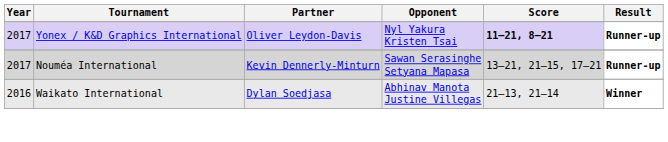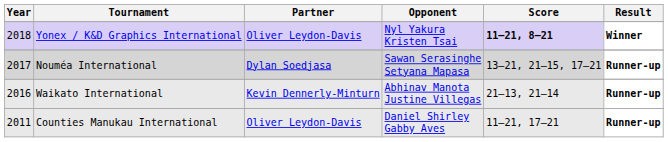(19, 35) 2017 -> (19, 35) 2018
(633, 35) Runner-up -> (624, 35) Winner
(313, 64) Kevin Dennerly-Minturn -> (289, 64) Dylan Soedjasa
(289, 93) Dylan Soedjasa -> (313, 93) Kevin Dennerly-Minturn
(624, 93) Winner -> (633, 93) Runner-up
+ row: (127, 122)
